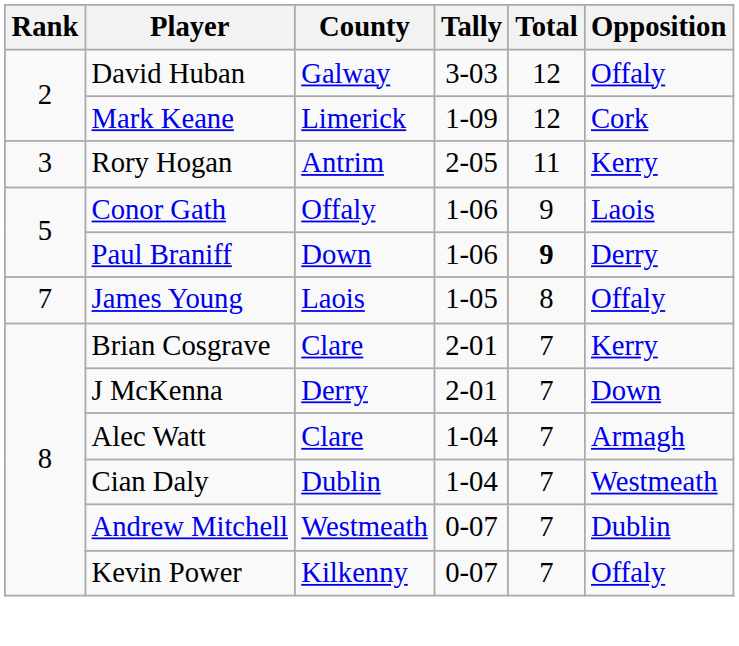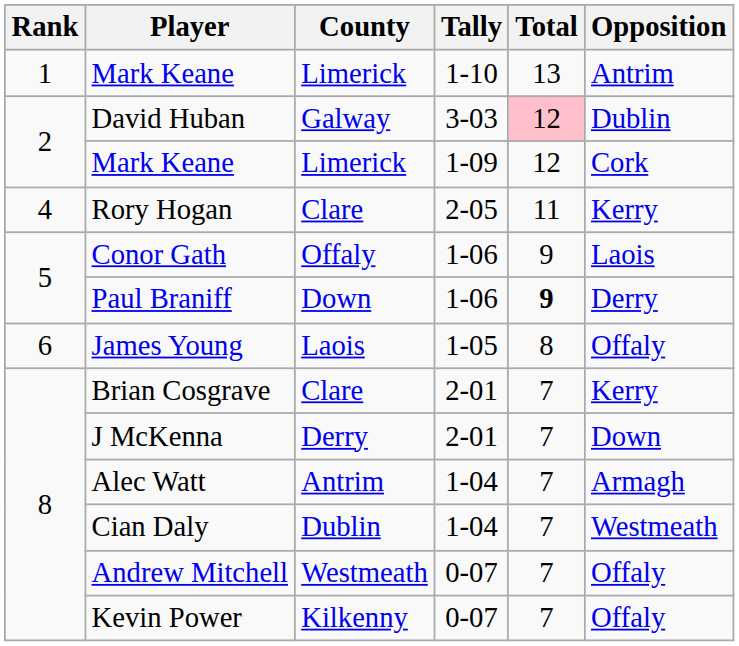+ row: (163, 72)
(546, 72) no background -> (546, 118) pink background
(628, 72) Offaly -> (631, 118) Dublin
(45, 163) 3 -> (45, 208) 4
(343, 163) Antrim -> (332, 208) Clare
(45, 299) 7 -> (45, 345) 6
(332, 436) Clare -> (343, 481) Antrim
(631, 526) Dublin -> (628, 572) Offaly
